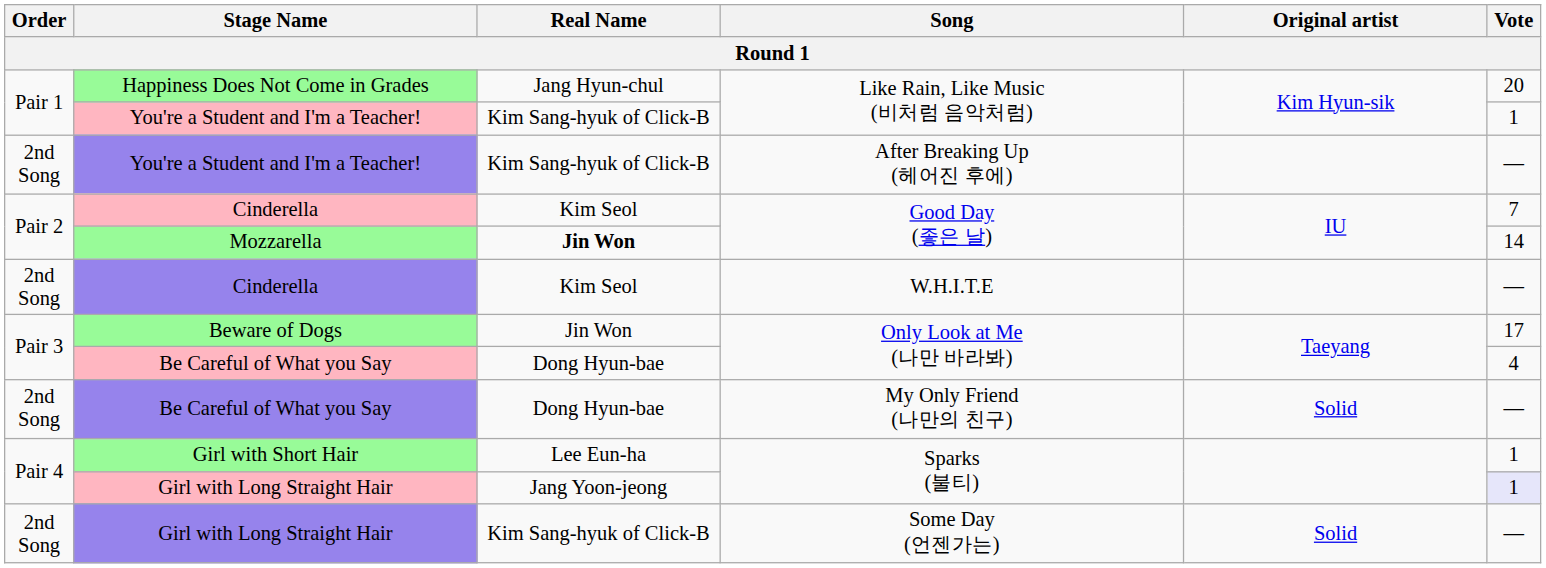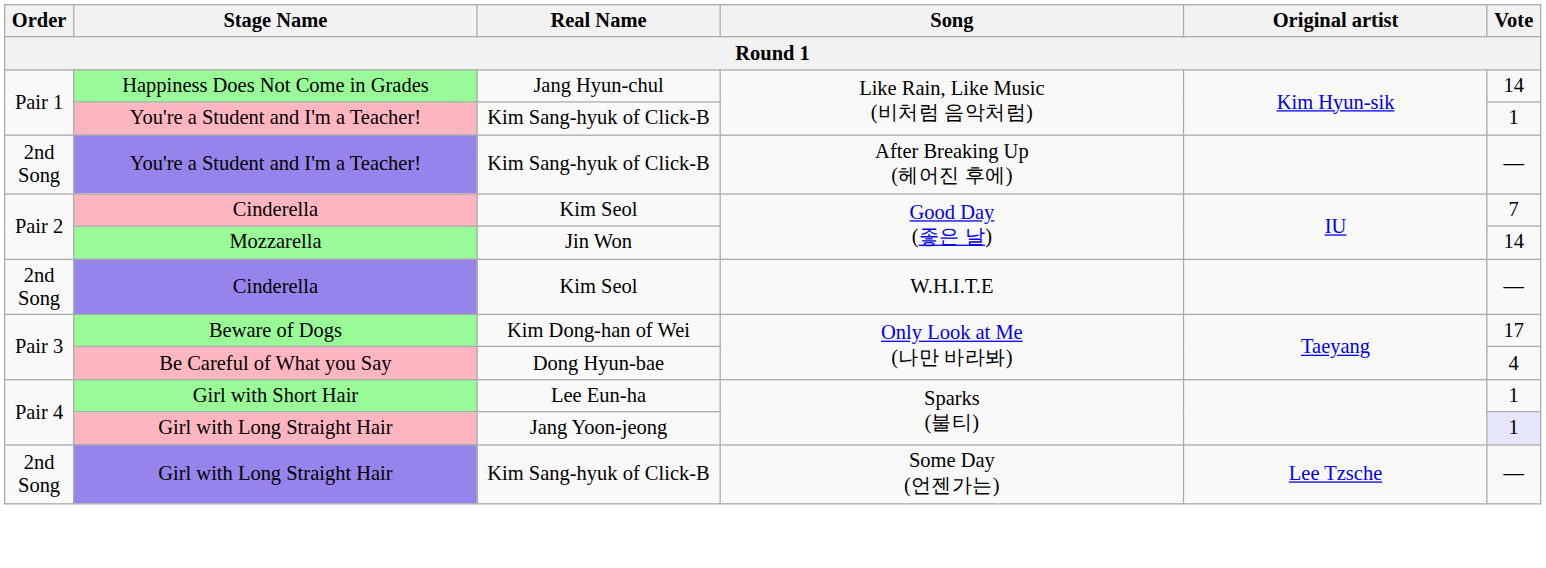(1514, 85) 20 -> (1514, 85) 14
(599, 242) bold -> (599, 242) normal
(599, 330) Jin Won -> (598, 330) Kim Dong-han of Wei
- row: (275, 408)
(1336, 533) Solid -> (1336, 473) Lee Tzsche
